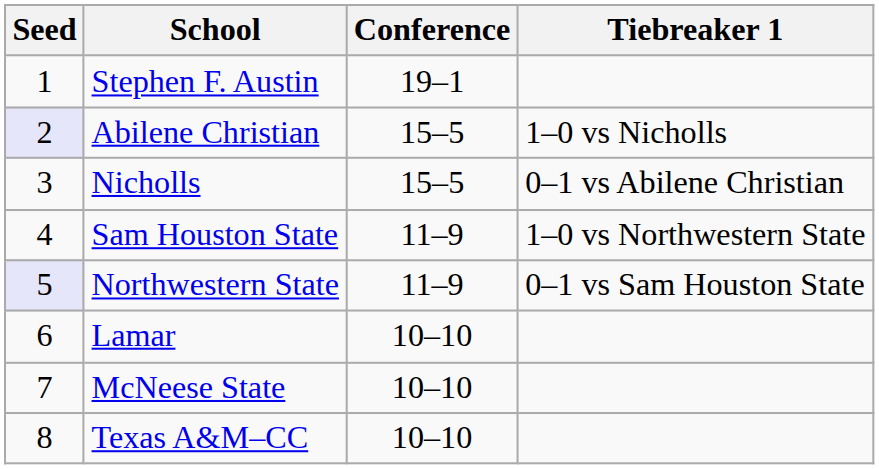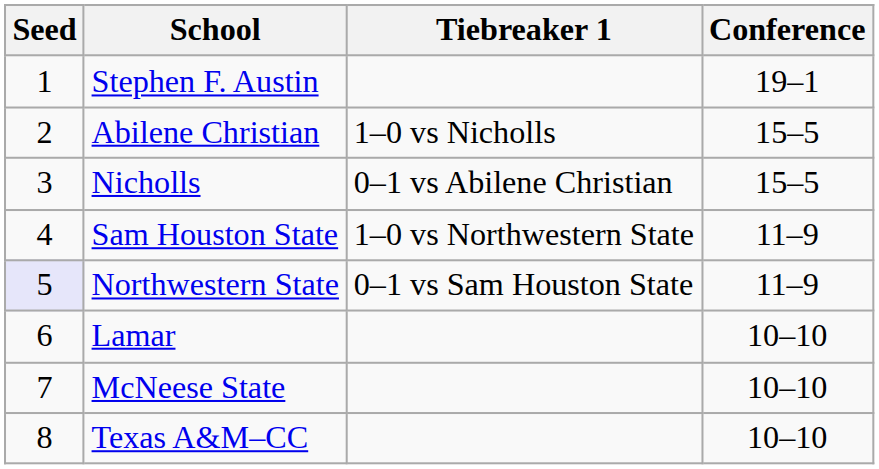columns swapped: (432, 30) <-> (695, 30)
(45, 132) lavender background -> (45, 132) no background
